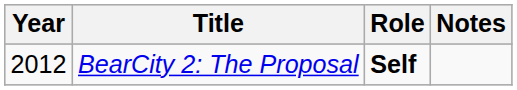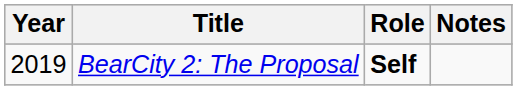(39, 64) 2012 -> (39, 64) 2019
